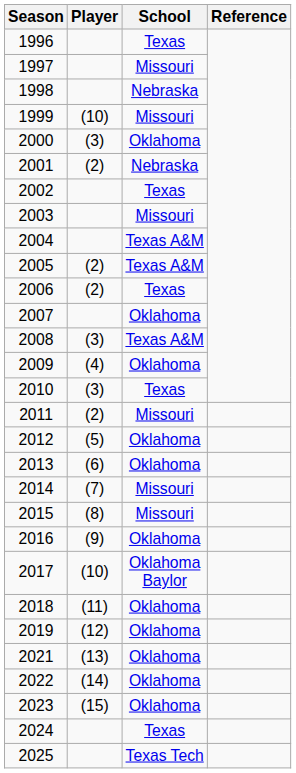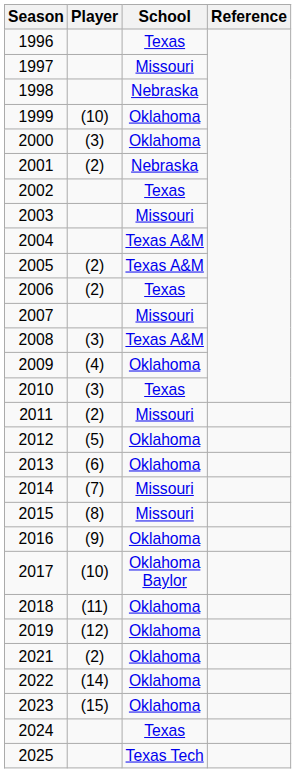(165, 116) Missouri -> (165, 116) Oklahoma
(165, 315) Oklahoma -> (165, 315) Missouri
(95, 656) (13) -> (95, 656) (2)
